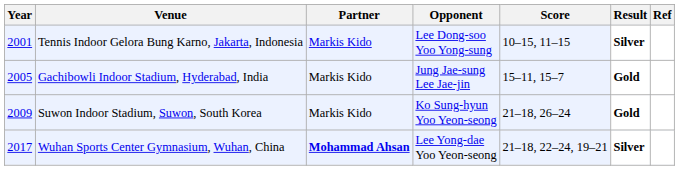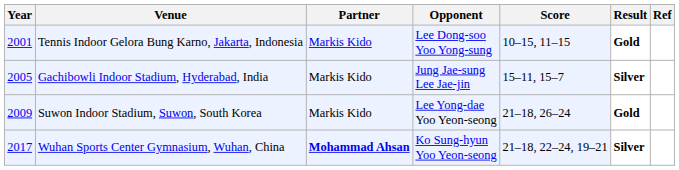(629, 42) Silver -> (627, 42) Gold
(627, 77) Gold -> (629, 77) Silver
(456, 112) Ko Sung-hyun Yoo Yeon-seong -> (456, 112) Lee Yong-dae Yoo Yeon-seong
(456, 147) Lee Yong-dae Yoo Yeon-seong -> (456, 147) Ko Sung-hyun Yoo Yeon-seong
